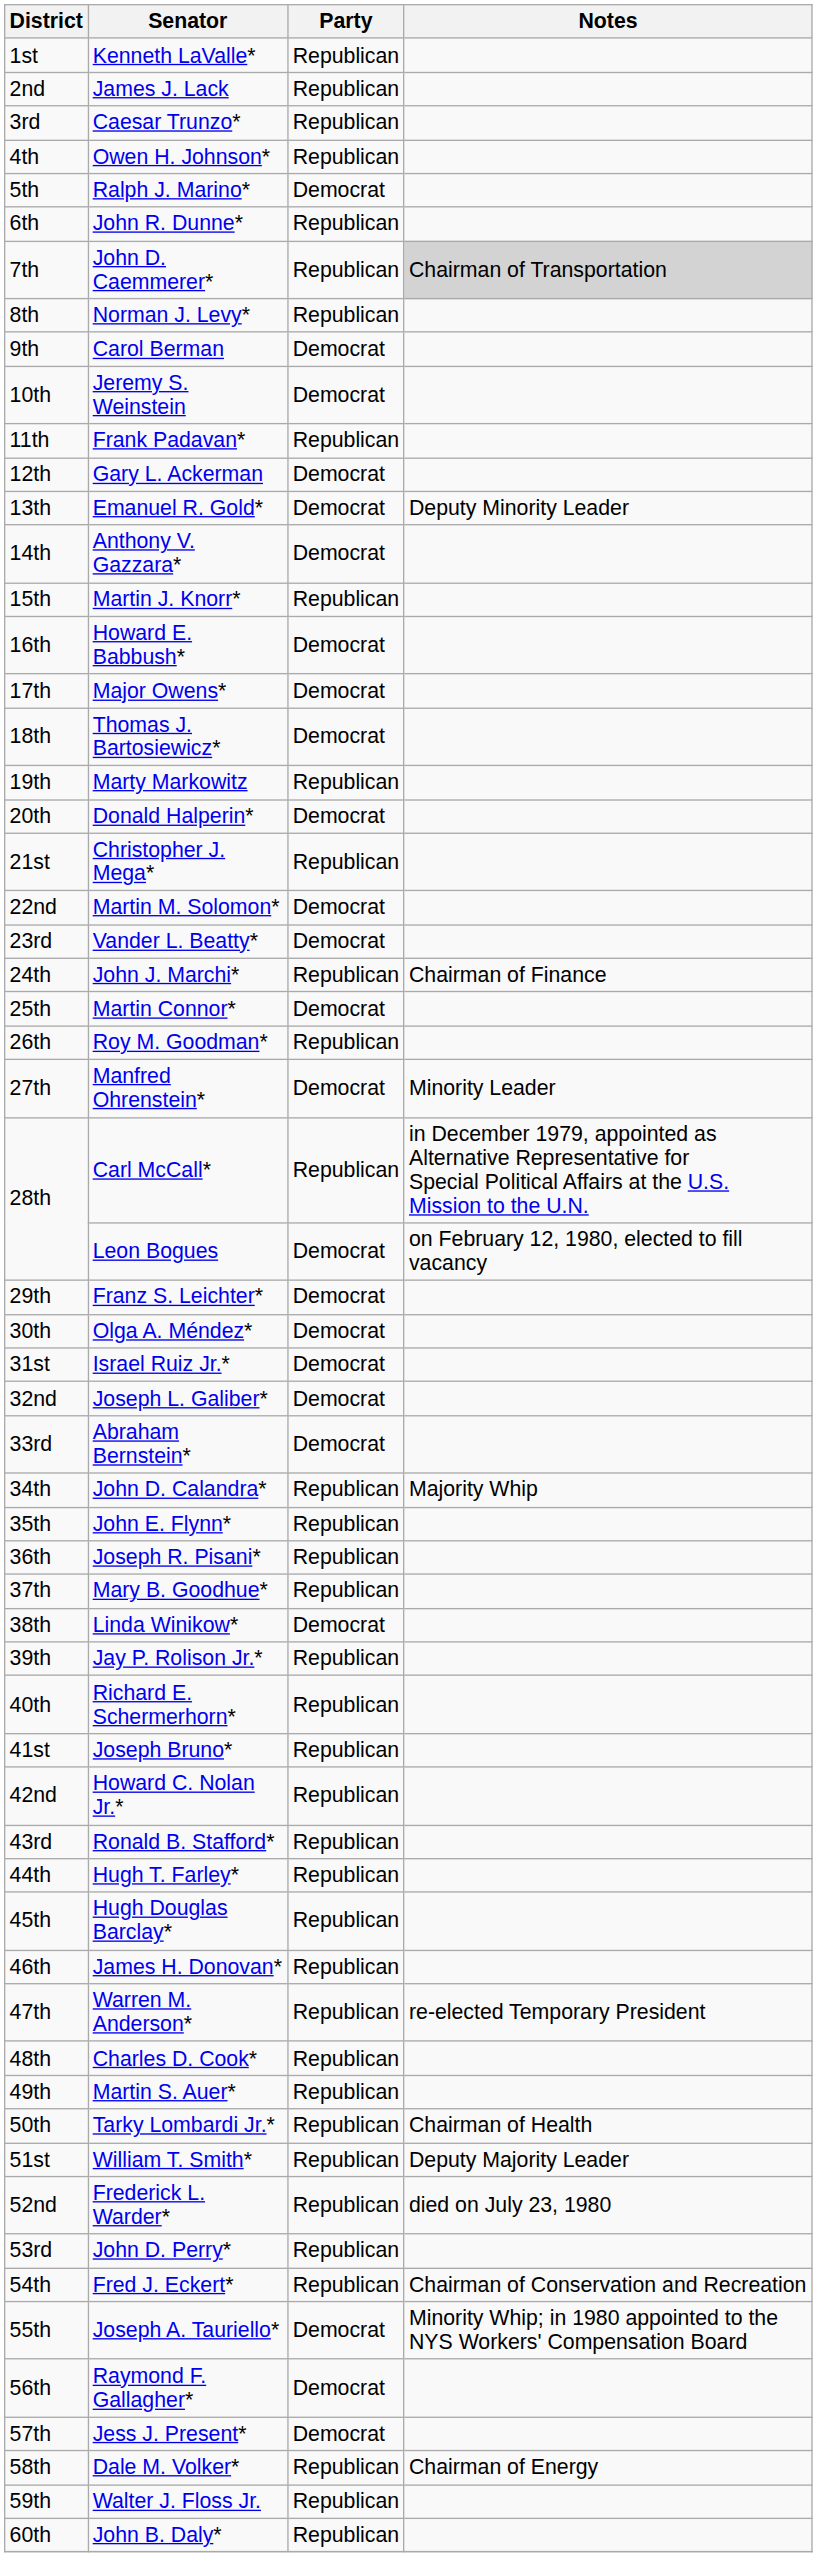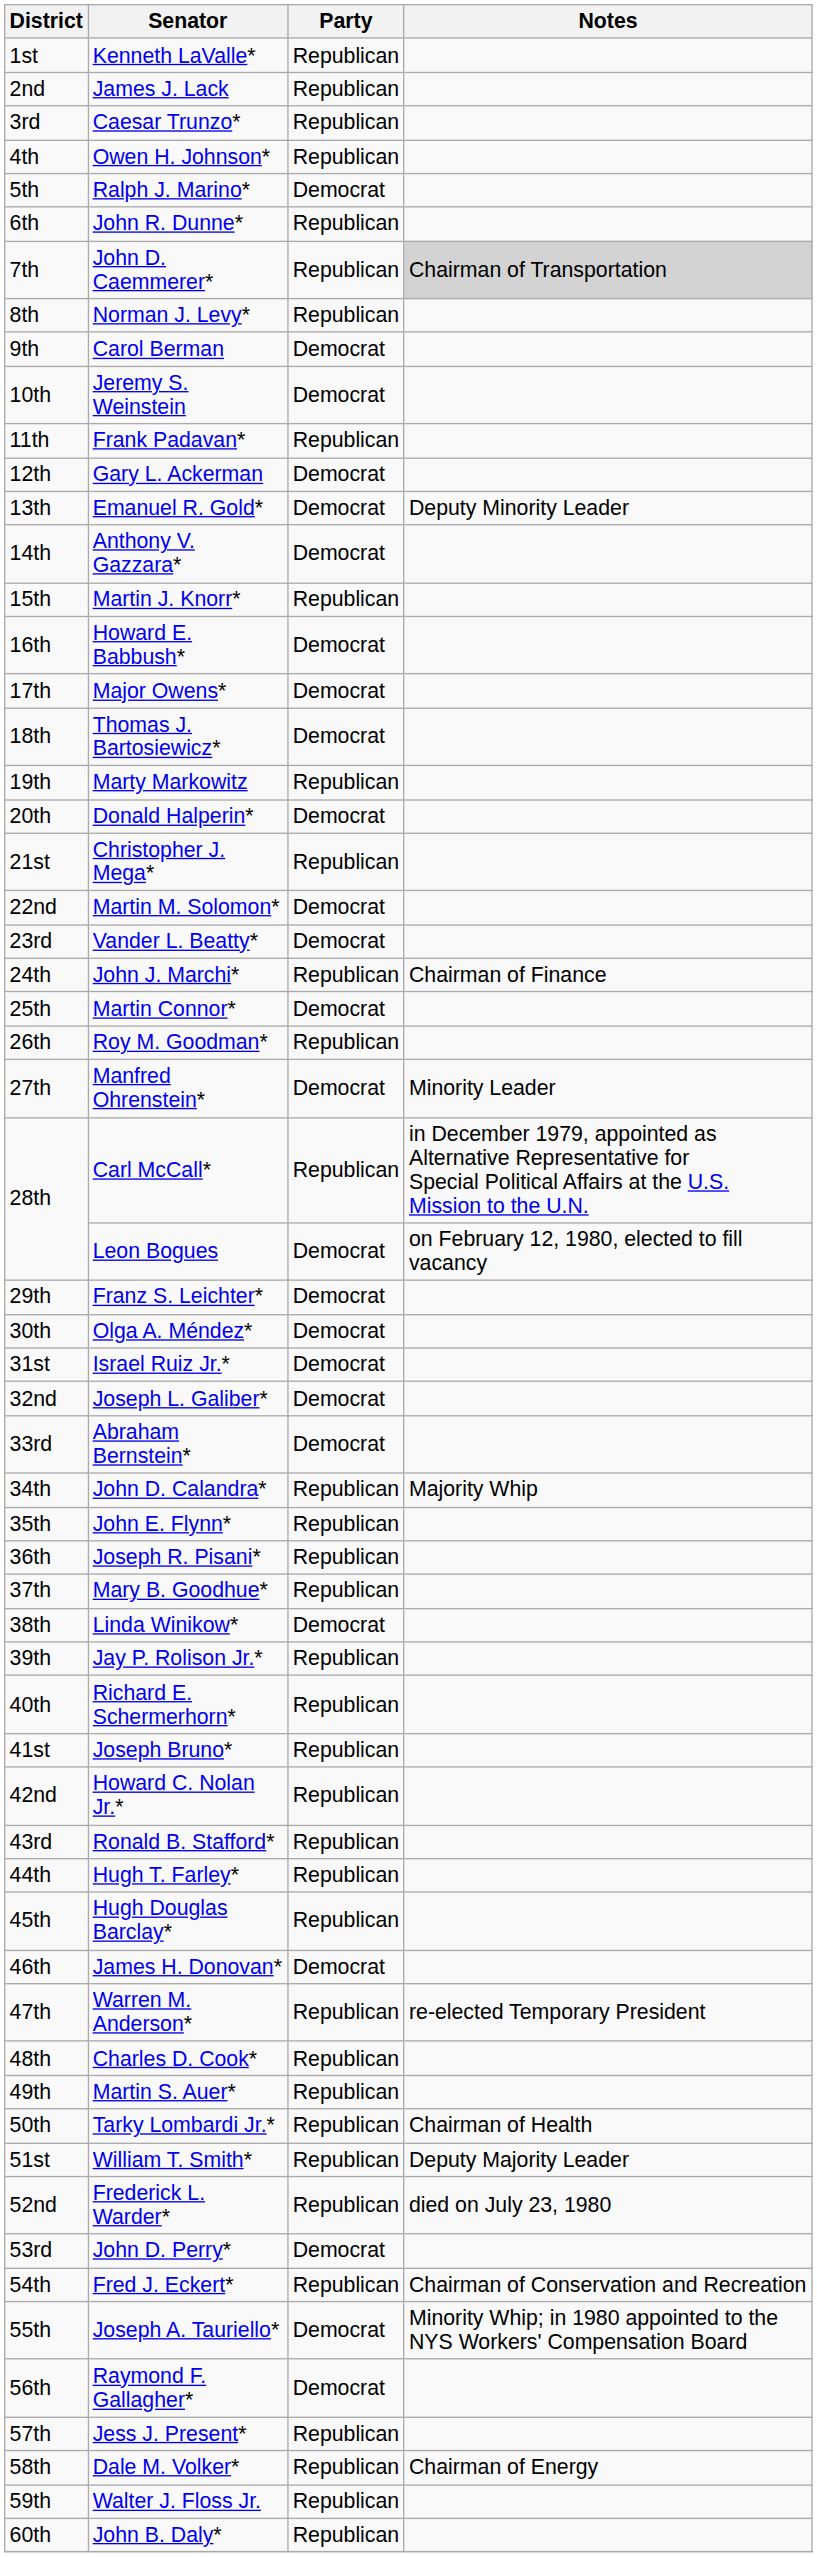(346, 1966) Republican -> (339, 1966) Democrat
(346, 2250) Republican -> (339, 2250) Democrat
(339, 2433) Democrat -> (346, 2433) Republican
